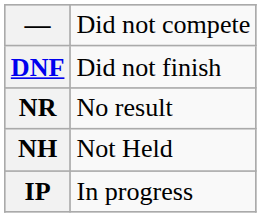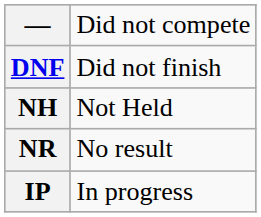rows swapped: (38, 149) <-> (38, 107)
